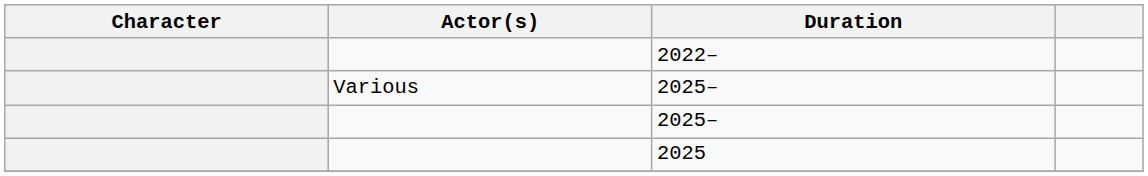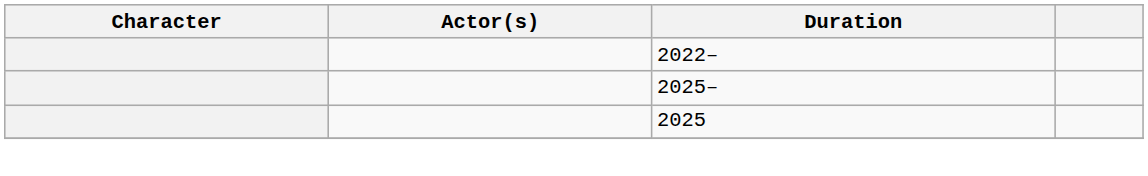- row: (376, 88)
